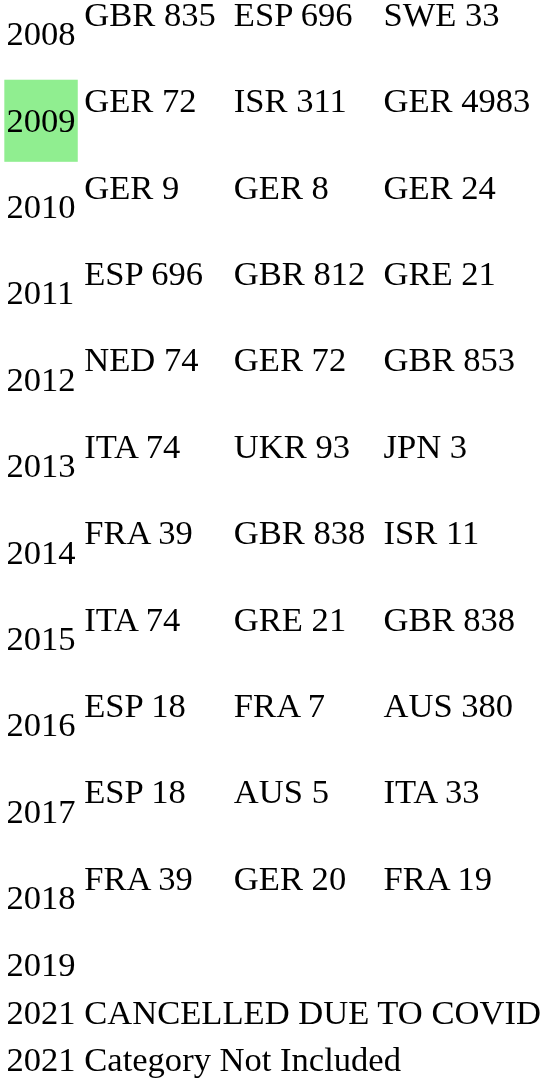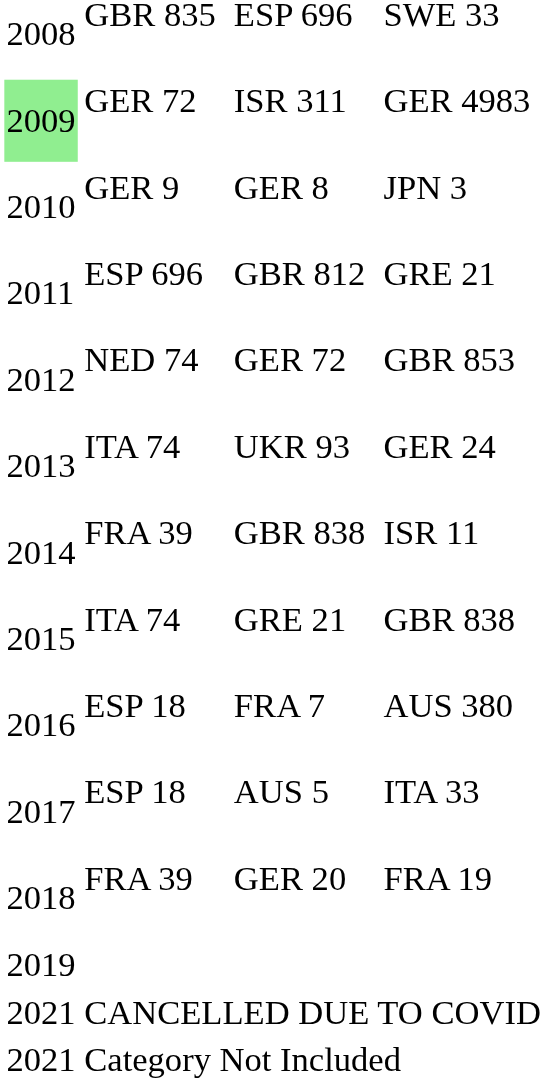(440, 187) GER 24 -> (425, 187) JPN 3
(425, 446) JPN 3 -> (440, 446) GER 24
